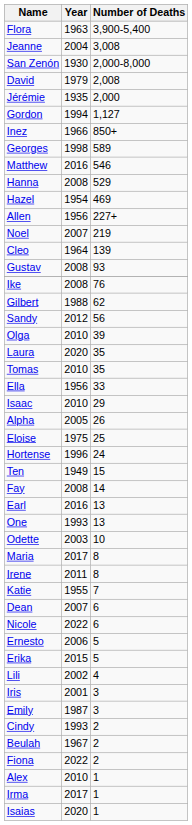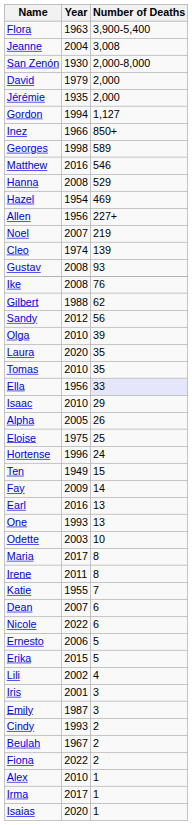(106, 81) 2,008 -> (106, 81) 2,000
(76, 251) 1964 -> (76, 251) 1974
(99, 387) no background -> (99, 387) lavender background
(76, 489) 2008 -> (76, 489) 2009
